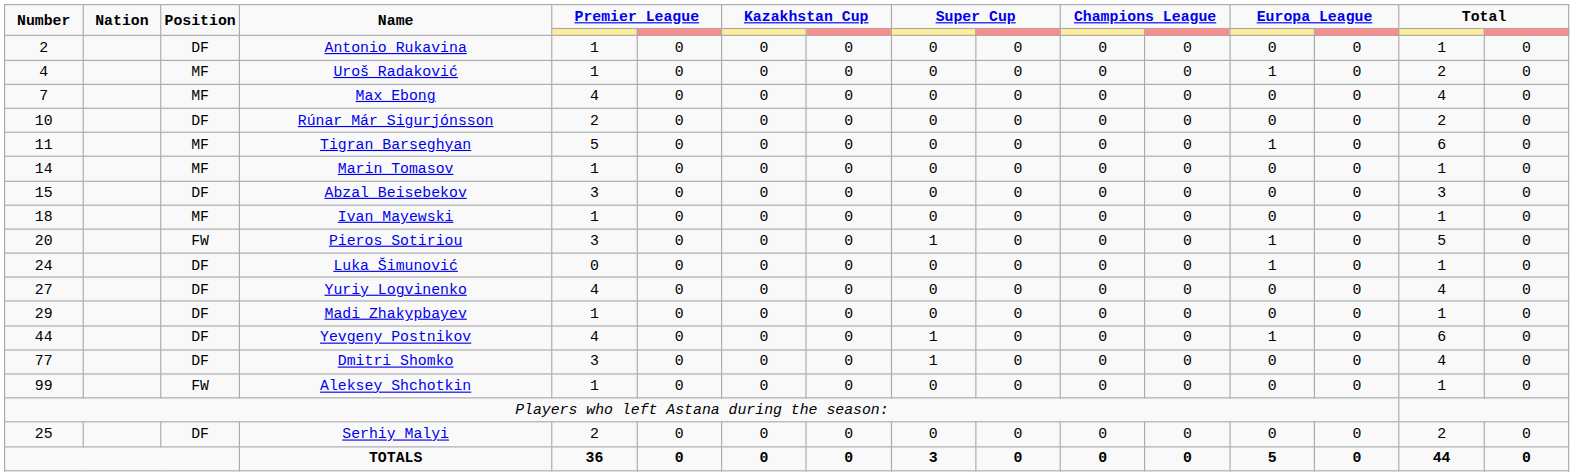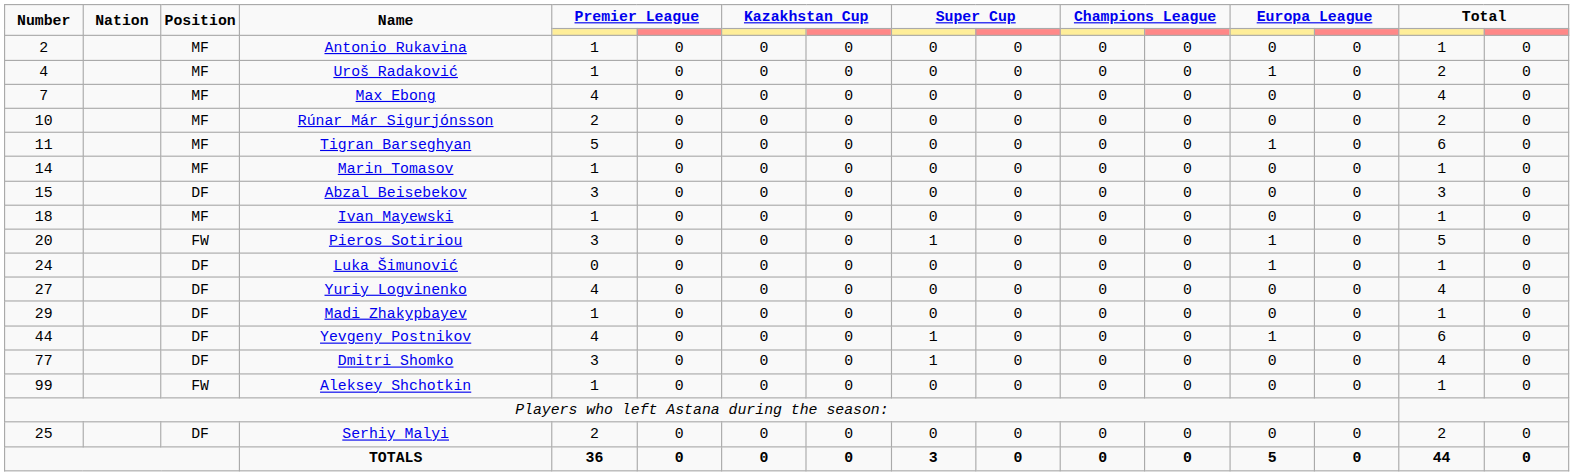(200, 48) DF -> (200, 48) MF
(200, 120) DF -> (200, 120) MF
